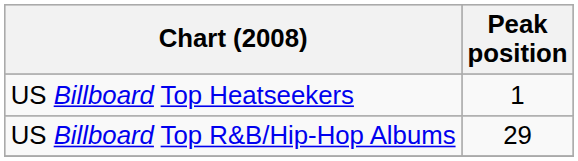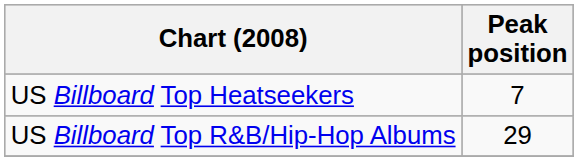(518, 94) 1 -> (518, 94) 7
